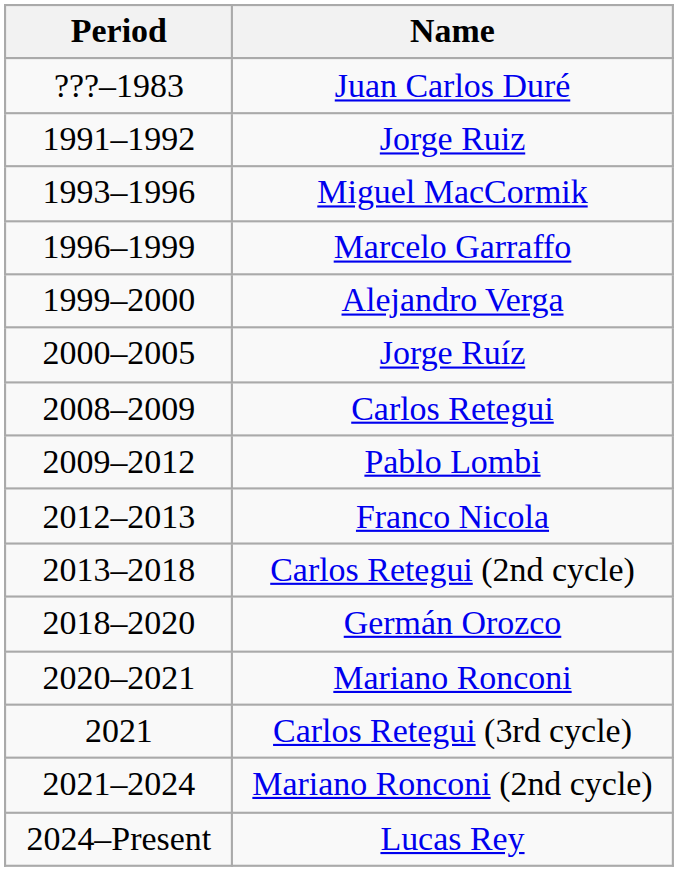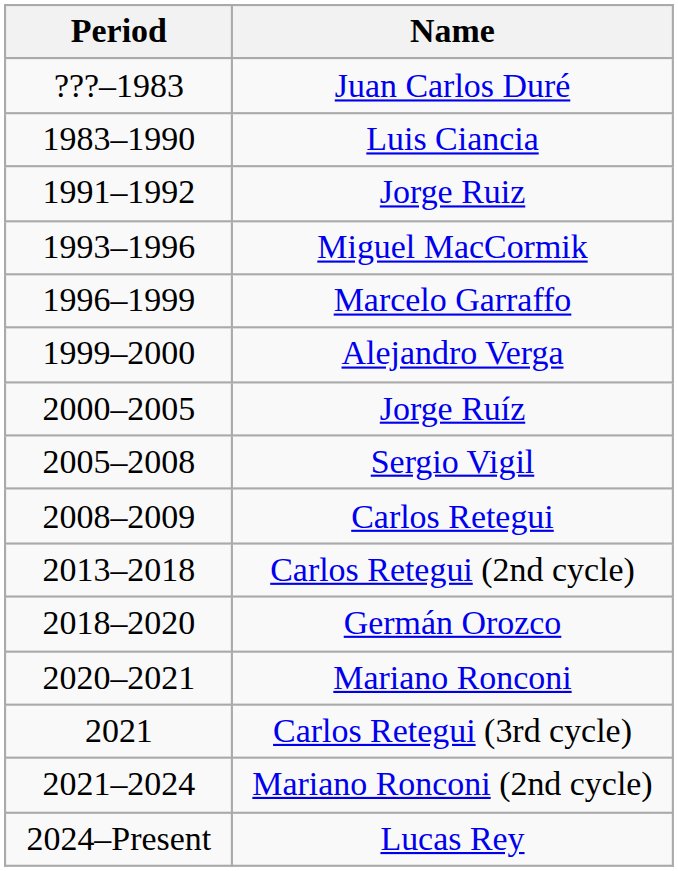+ row: (453, 138)
+ row: (453, 461)
- row: (452, 461)
- row: (452, 515)
